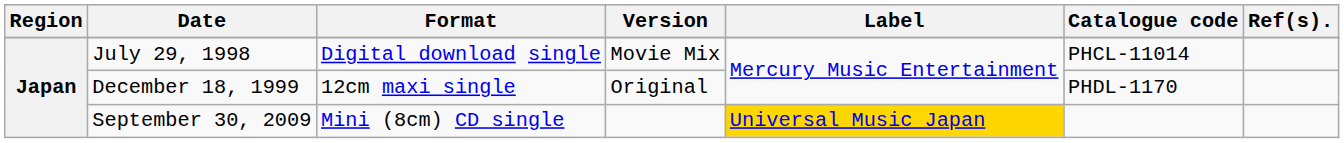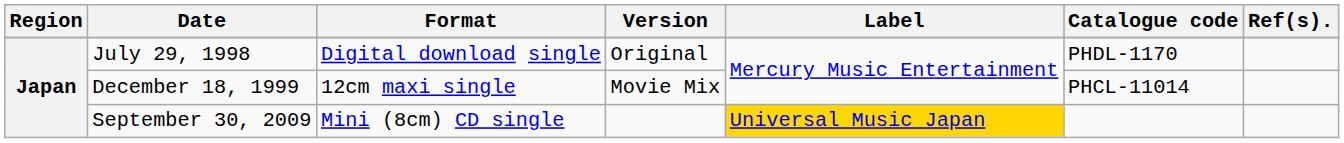(665, 54) Movie Mix -> (659, 54) Original
(1129, 54) PHCL-11014 -> (1123, 54) PHDL-1170
(659, 87) Original -> (665, 87) Movie Mix
(1123, 87) PHDL-1170 -> (1129, 87) PHCL-11014
